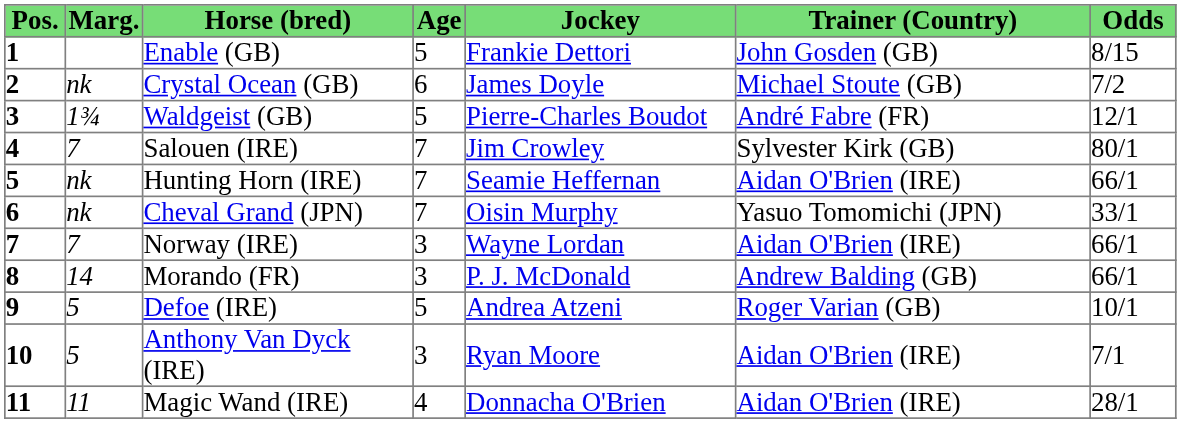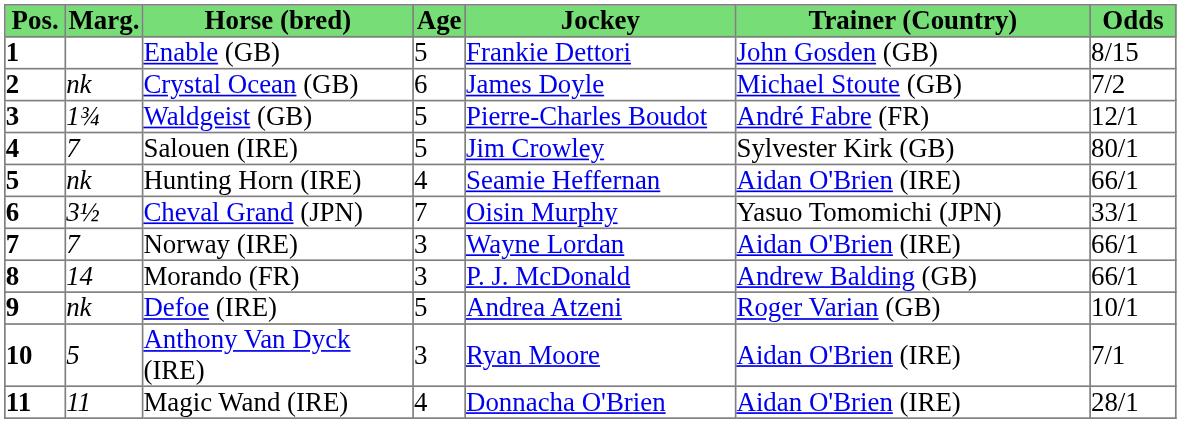(421, 148) 7 -> (421, 148) 5
(421, 180) 7 -> (421, 180) 4
(79, 211) nk -> (83, 211) 3½
(73, 307) 5 -> (79, 307) nk
